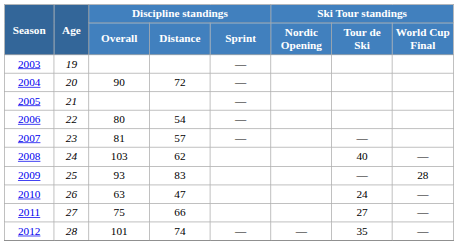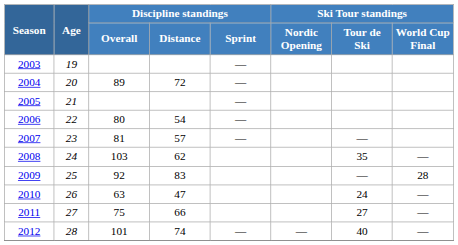(119, 82) 90 -> (119, 82) 89
(362, 157) 40 -> (362, 157) 35
(119, 175) 93 -> (119, 175) 92
(362, 231) 35 -> (362, 231) 40
